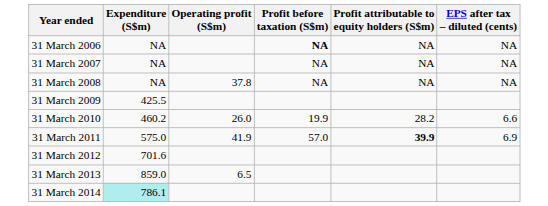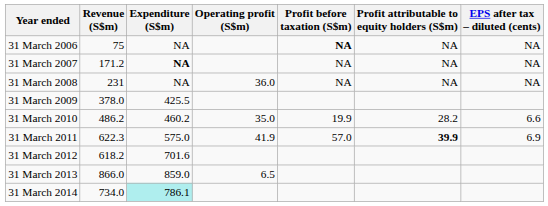+ column: (103, 19)
(158, 63) normal -> (181, 63) bold
(242, 81) 37.8 -> (265, 81) 36.0
(242, 118) 26.0 -> (265, 118) 35.0
